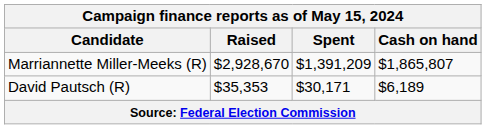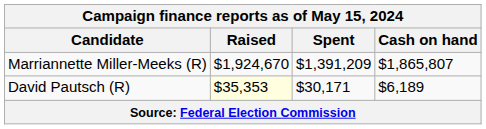(251, 64) $2,928,670 -> (251, 64) $1,924,670
(241, 87) no background -> (241, 87) lightyellow background
